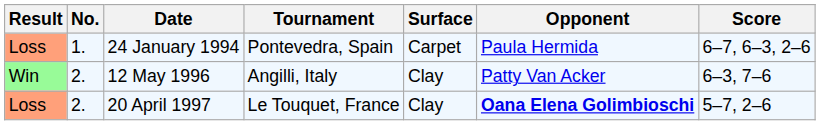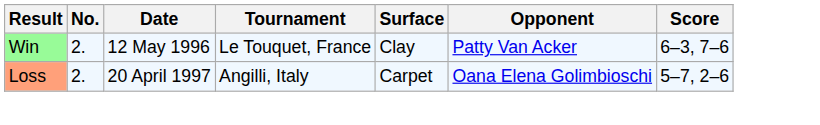- row: (174, 47)
(292, 75) Angilli, Italy -> (295, 47) Le Touquet, France
(324, 104) Le Touquet, France -> (264, 75) Angilli, Italy
(426, 104) Clay -> (406, 75) Carpet
(588, 104) bold -> (552, 75) normal
